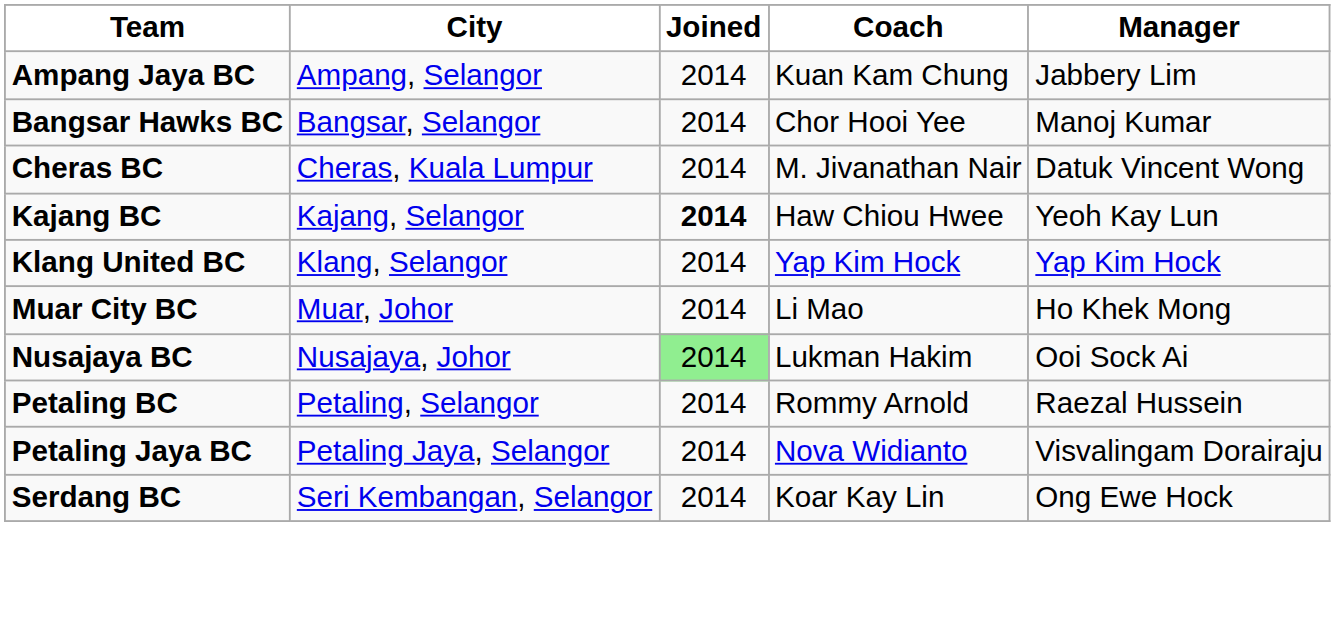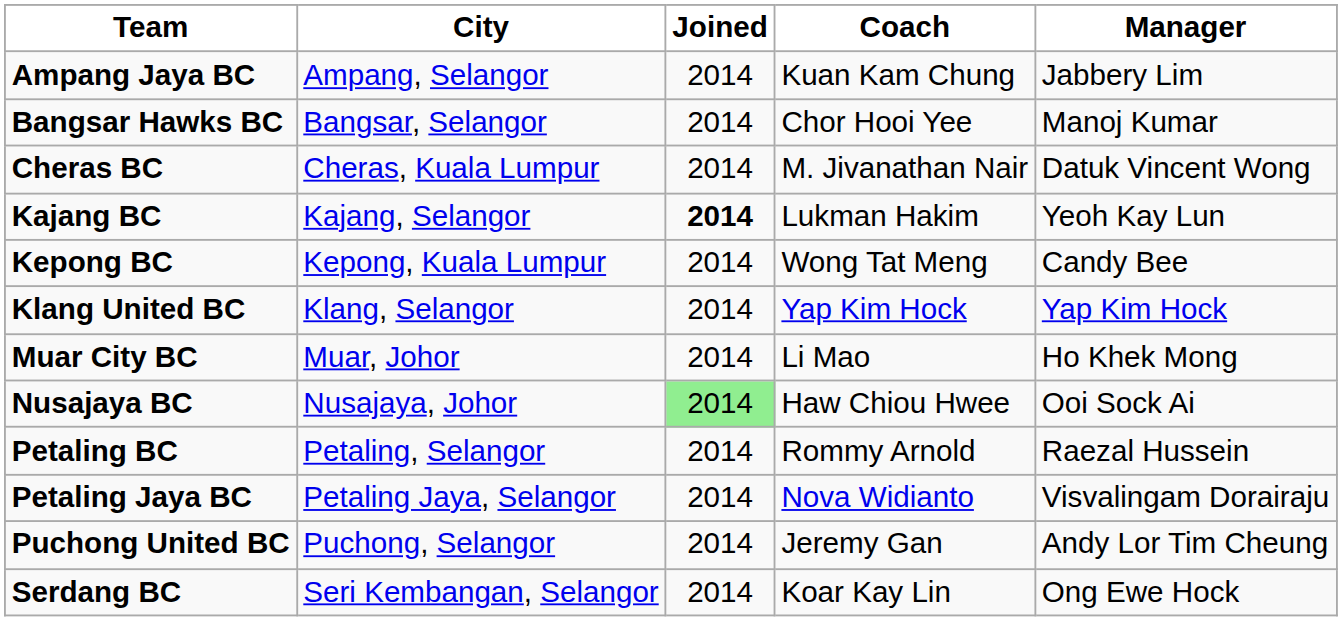(889, 215) Haw Chiou Hwee -> (880, 215) Lukman Hakim
+ row: (92, 262)
(874, 356) Lukman Hakim -> (896, 403) Haw Chiou Hwee
+ row: (151, 544)
